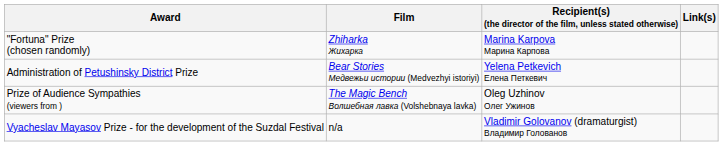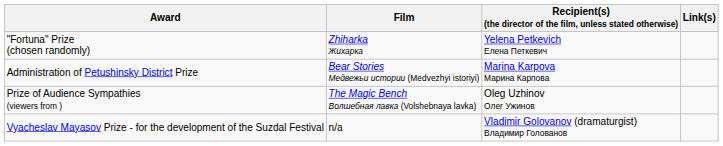(520, 45) Marina Karpova Марина Карпова -> (523, 45) Yelena Petkevich Елена Петкевич
(523, 72) Yelena Petkevich Елена Петкевич -> (520, 72) Marina Karpova Марина Карпова
